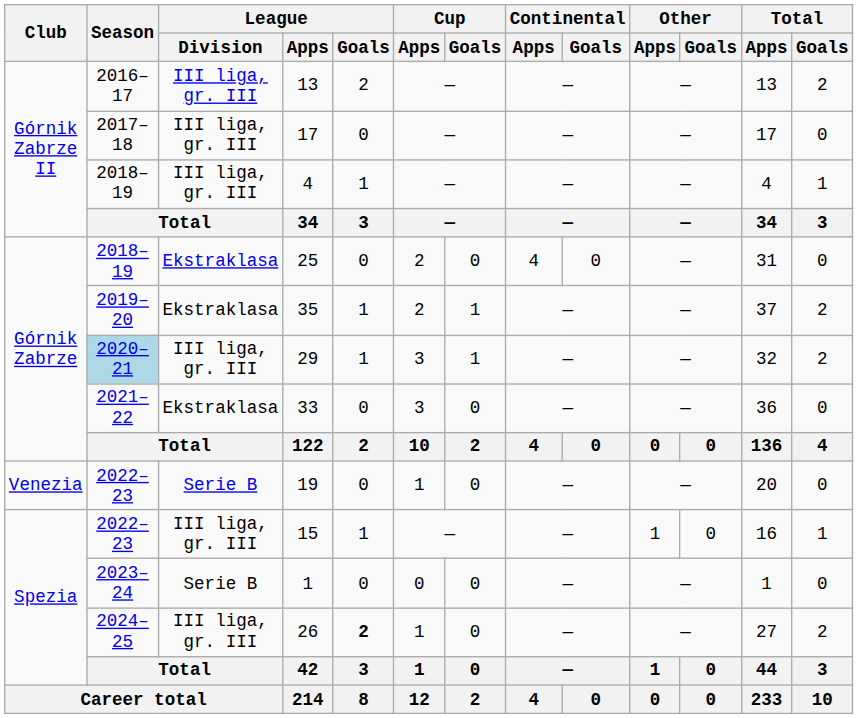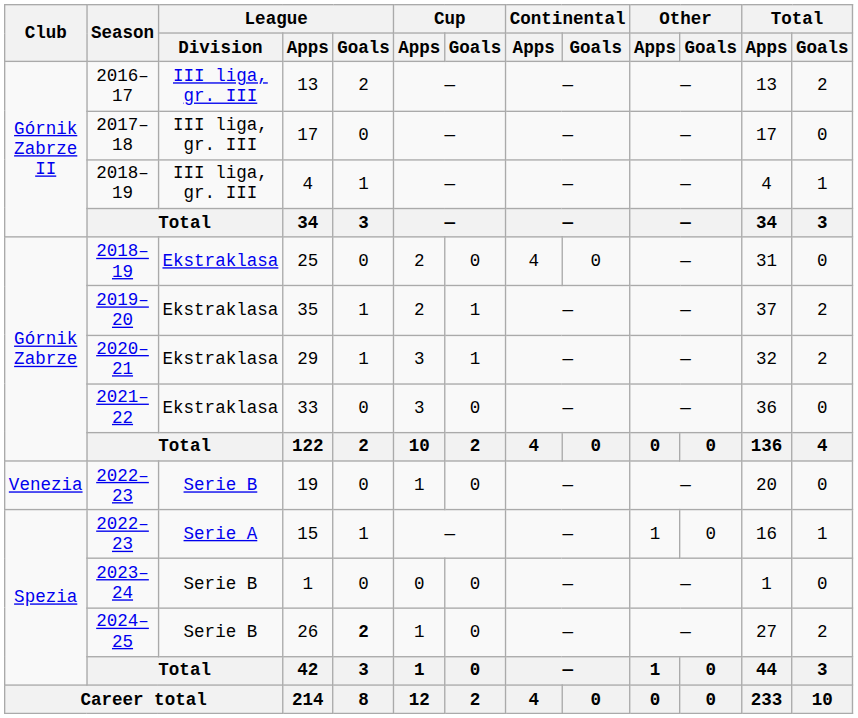(123, 359) lightblue background -> (123, 359) no background
(220, 359) III liga, gr. III -> (220, 359) Ekstraklasa
(220, 534) III liga, gr. III -> (220, 534) Serie A
(220, 632) III liga, gr. III -> (220, 632) Serie B
